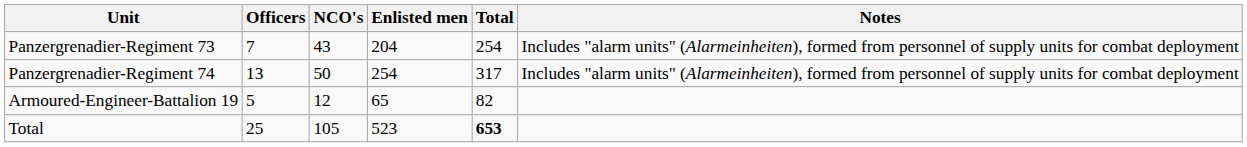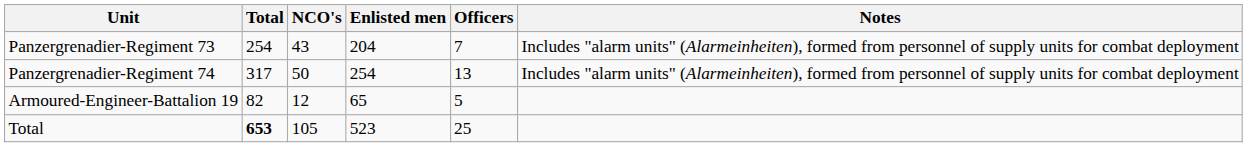columns swapped: (276, 18) <-> (495, 18)
